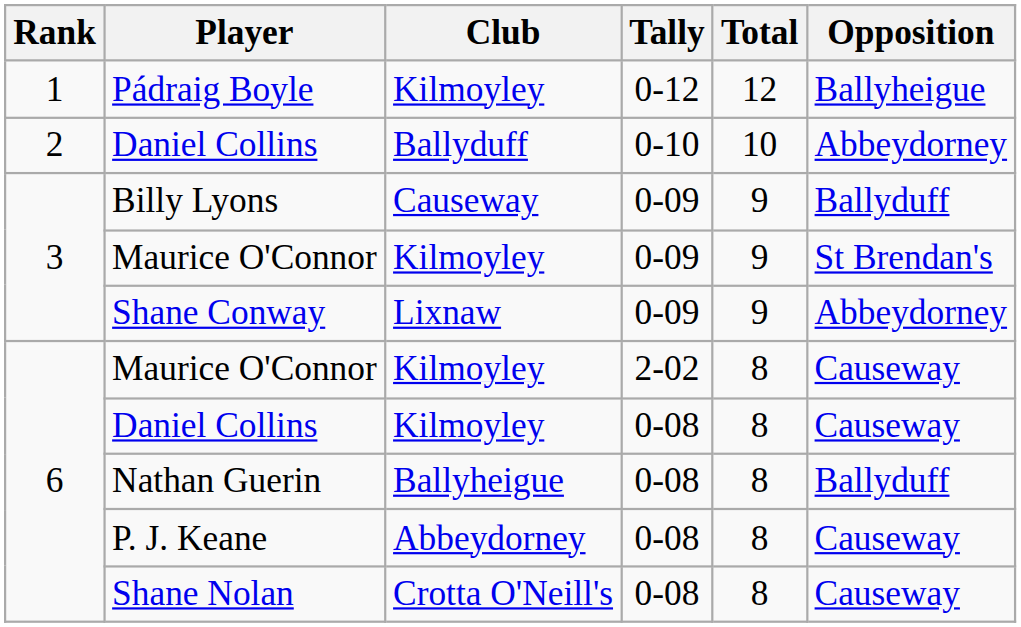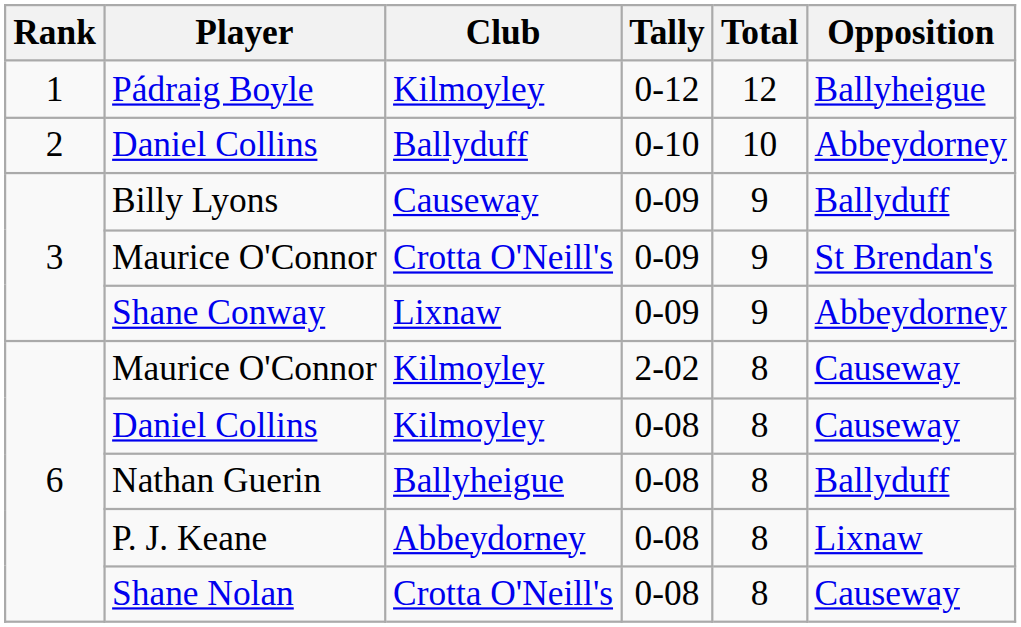(469, 256) Kilmoyley -> (503, 256) Crotta O'Neill's
(887, 537) Causeway -> (869, 537) Lixnaw
